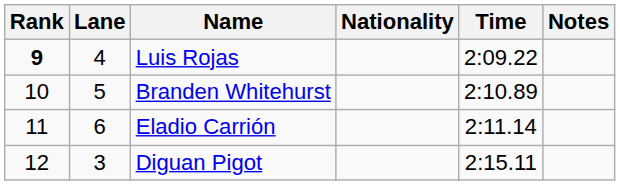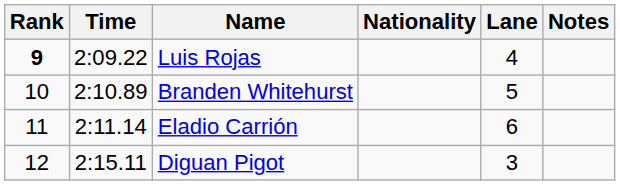columns swapped: (100, 22) <-> (501, 22)
